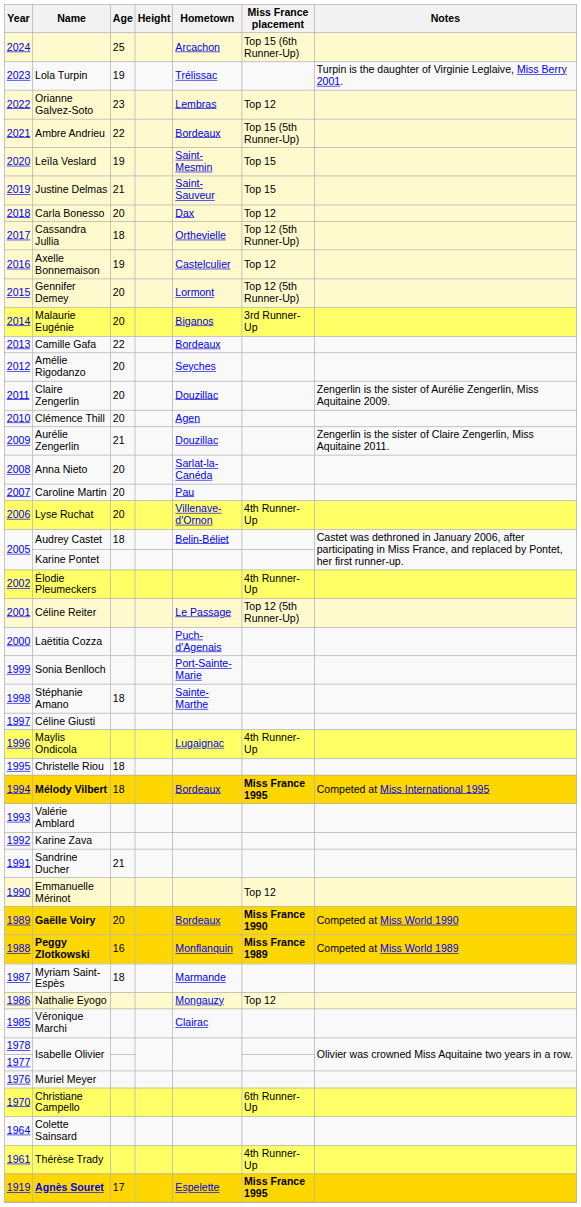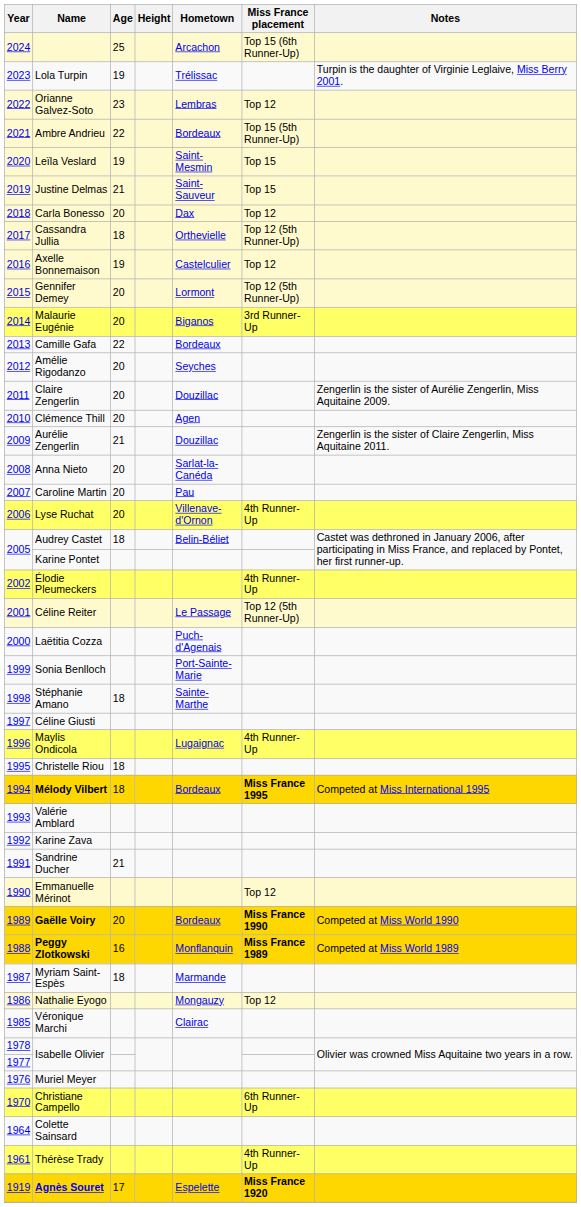(275, 1188) Miss France 1995 -> (275, 1188) Miss France 1920
